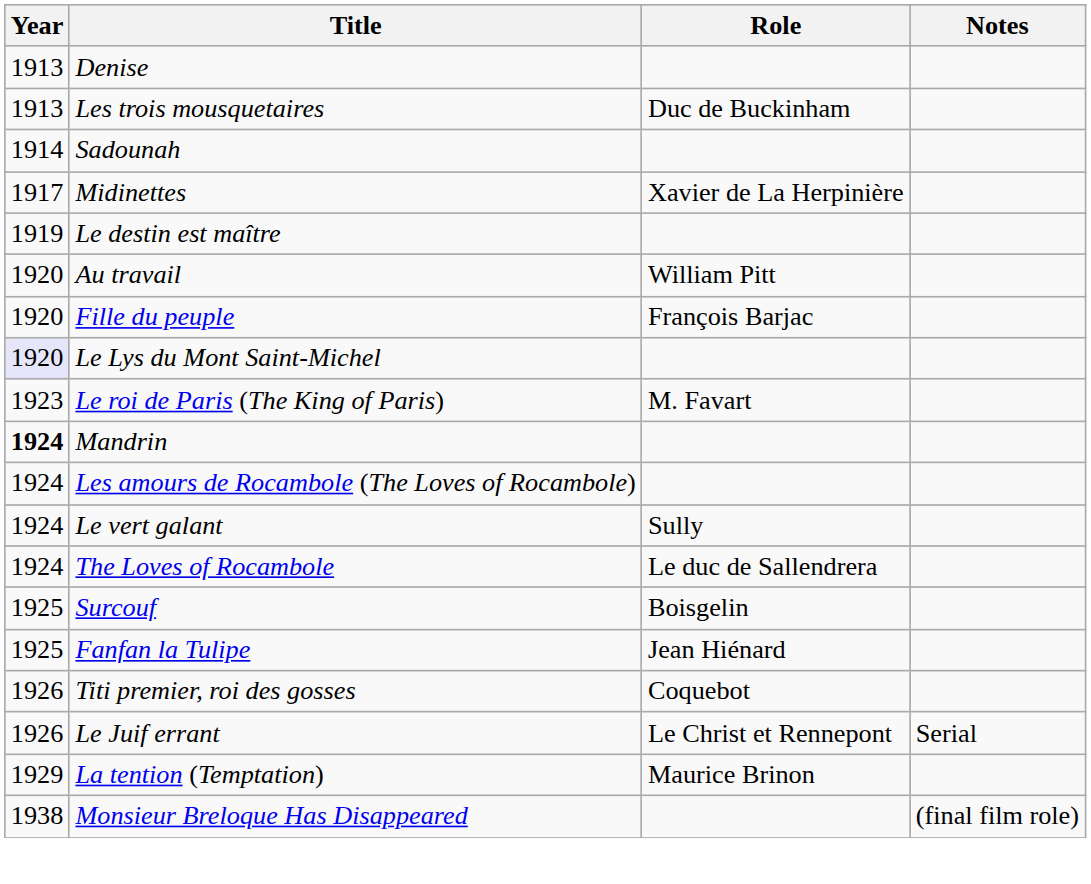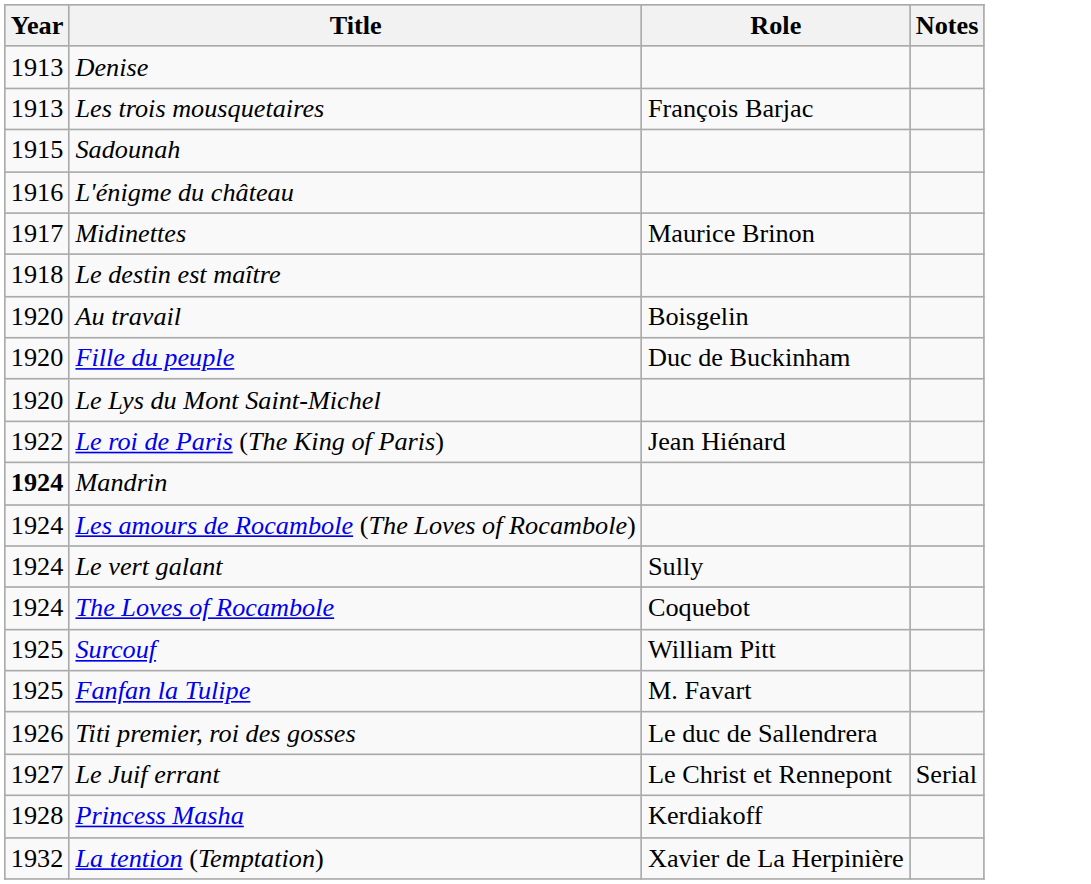(749, 108) Duc de Buckinham -> (731, 108) François Barjac
(37, 150) 1914 -> (37, 150) 1915
+ row: (185, 191)
(776, 191) Xavier de La Herpinière -> (731, 233) Maurice Brinon
(37, 233) 1919 -> (37, 274) 1918
(712, 274) William Pitt -> (698, 316) Boisgelin
(731, 316) François Barjac -> (749, 358) Duc de Buckinham
(37, 358) lavender background -> (37, 399) no background
(37, 399) 1923 -> (37, 441) 1922
(700, 399) M. Favart -> (717, 441) Jean Hiénard
(763, 566) Le duc de Sallendrera -> (699, 607) Coquebot
(698, 607) Boisgelin -> (712, 649) William Pitt
(717, 649) Jean Hiénard -> (700, 691) M. Favart
(699, 691) Coquebot -> (763, 732) Le duc de Sallendrera
(37, 732) 1926 -> (37, 774) 1927
+ row: (160, 815)
(37, 774) 1929 -> (37, 857) 1932
(731, 774) Maurice Brinon -> (776, 857) Xavier de La Herpinière
- row: (272, 815)
